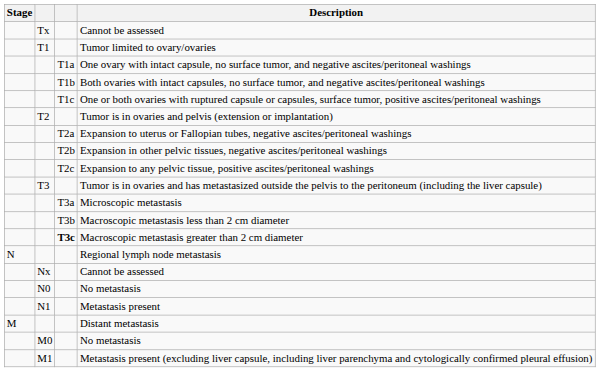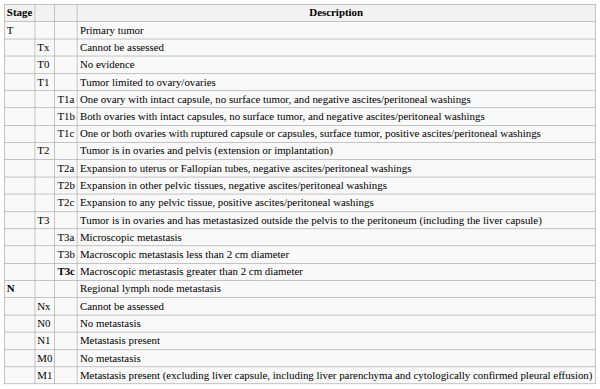+ row: (45, 30)
+ row: (43, 64)
(11, 254) normal -> (11, 289) bold
- row: (45, 324)
